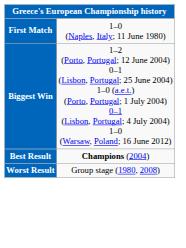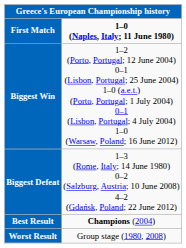(116, 31) normal -> (121, 31) bold
+ row: (33, 182)
